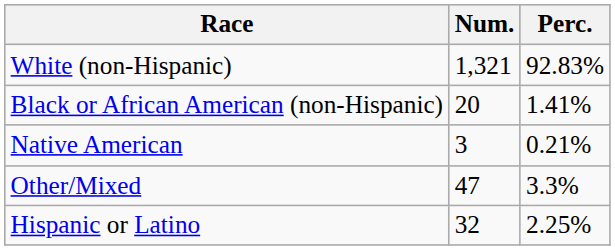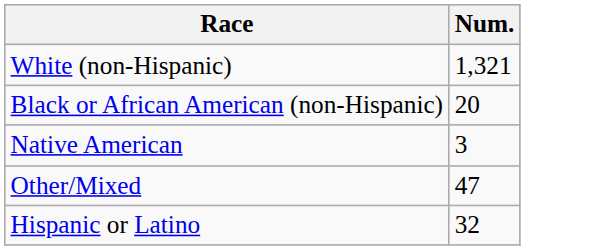- column: (565, 24)
